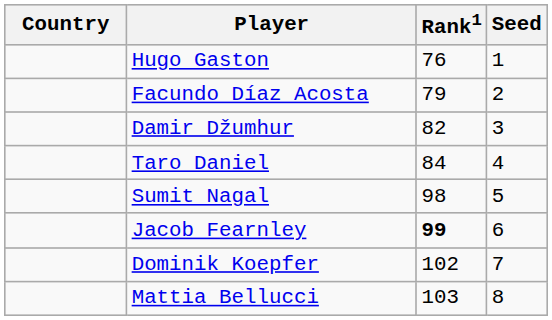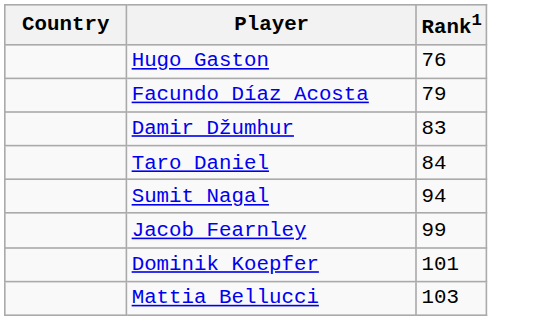- column: (517, 24)
(434, 129) 82 -> (434, 129) 83
(434, 197) 98 -> (434, 197) 94
(434, 230) bold -> (434, 230) normal
(440, 264) 102 -> (440, 264) 101
